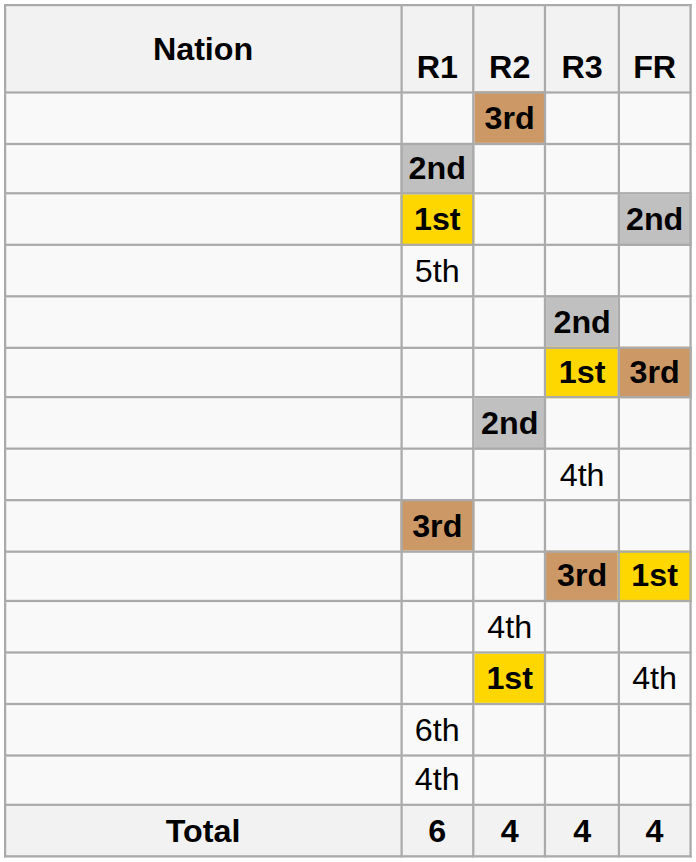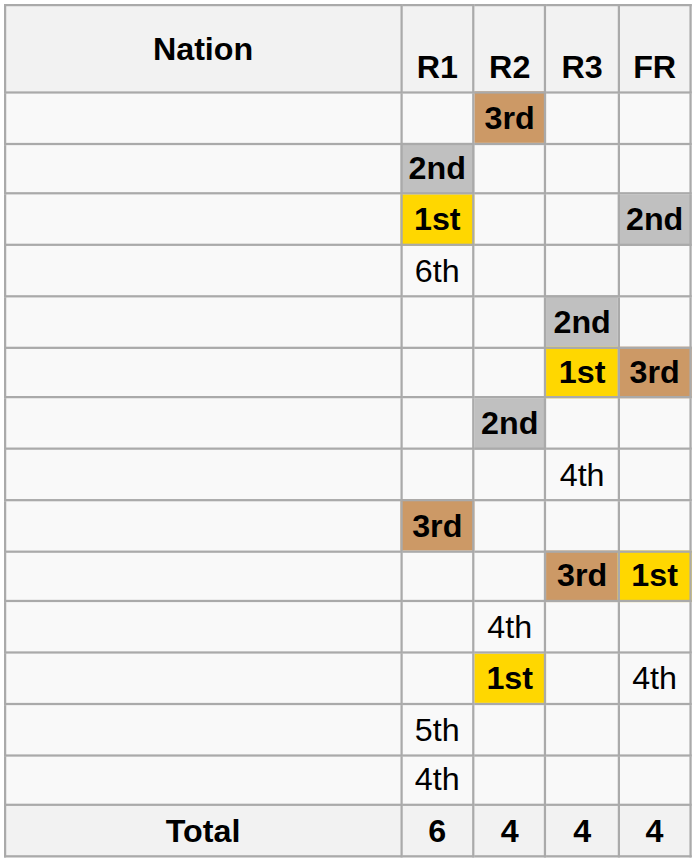rows swapped: (437, 729) <-> (437, 271)
